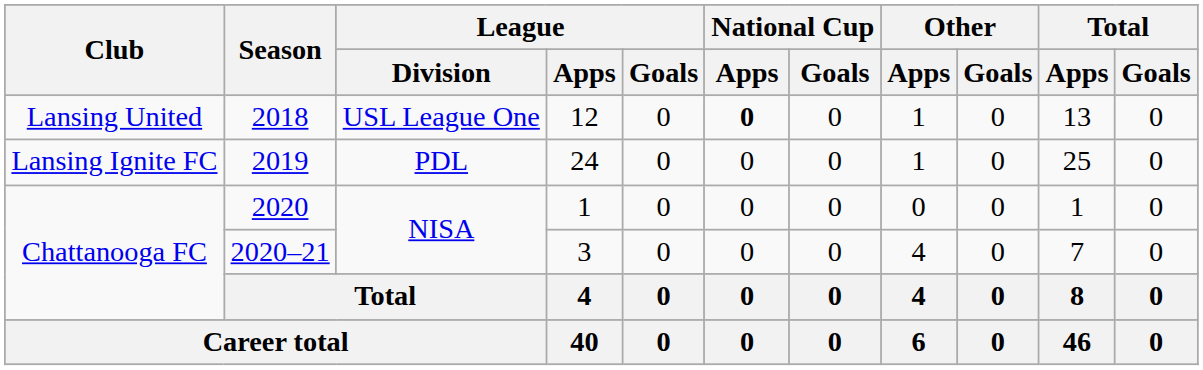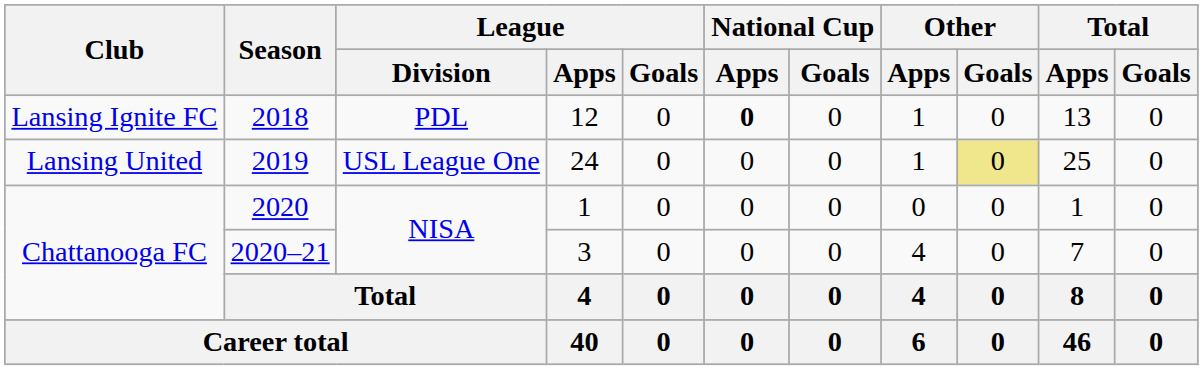(114, 116) Lansing United -> (114, 116) Lansing Ignite FC
(441, 116) USL League One -> (441, 116) PDL
(114, 161) Lansing Ignite FC -> (114, 161) Lansing United
(441, 161) PDL -> (441, 161) USL League One
(998, 161) no background -> (998, 161) khaki background
